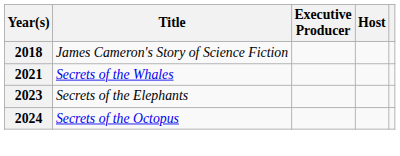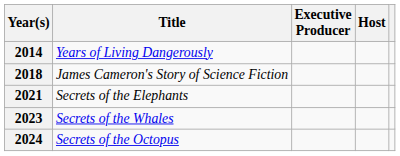+ row: (29, 52)
(115, 74) Secrets of the Whales -> (122, 96) Secrets of the Elephants
(122, 96) Secrets of the Elephants -> (115, 118) Secrets of the Whales
